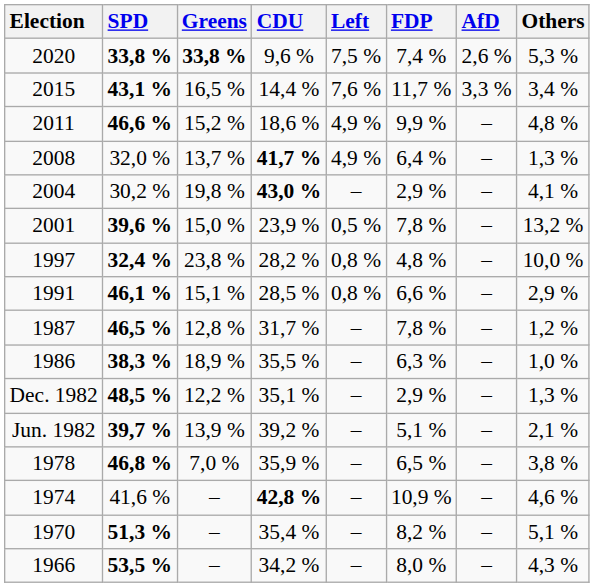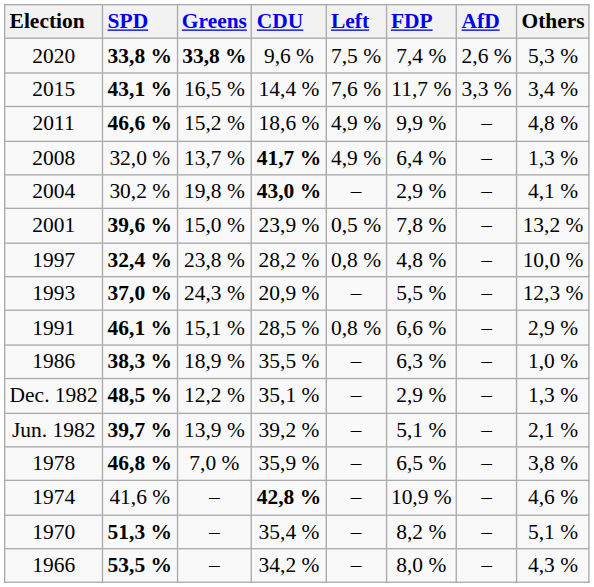+ row: (54, 293)
- row: (54, 327)
